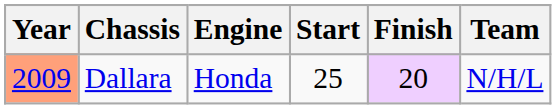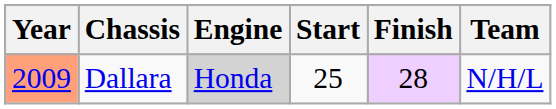(233, 77) no background -> (233, 77) lightgrey background
(413, 77) 20 -> (413, 77) 28
